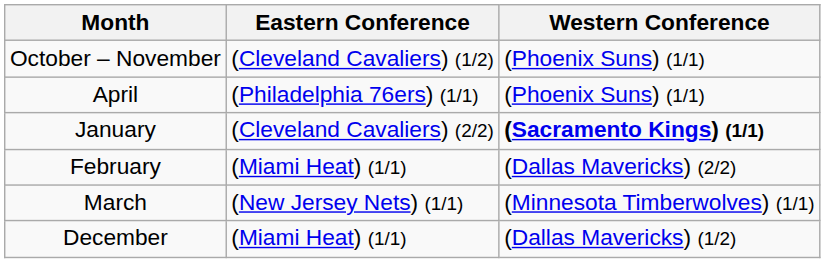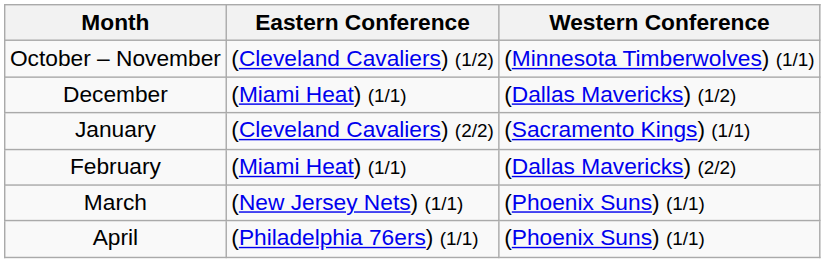(605, 58) (Phoenix Suns) (1/1) -> (659, 58) (Minnesota Timberwolves) (1/1)
rows swapped: (115, 238) <-> (115, 94)
(634, 130) bold -> (627, 130) normal
(659, 202) (Minnesota Timberwolves) (1/1) -> (605, 202) (Phoenix Suns) (1/1)
